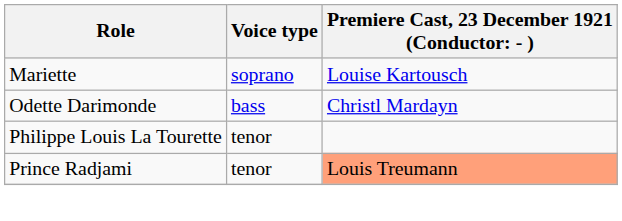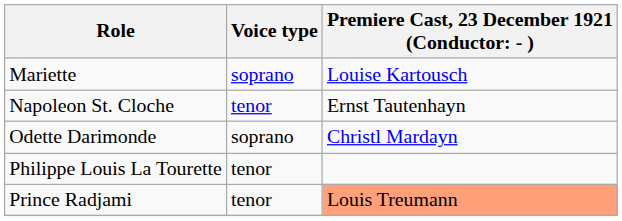+ row: (92, 105)
(248, 105) bass -> (262, 136) soprano
